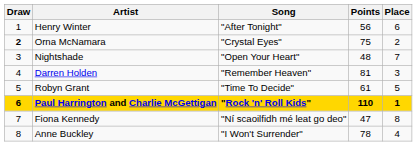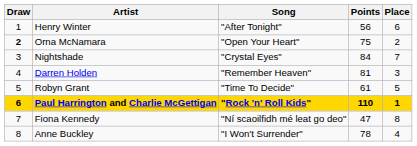(251, 42) "Crystal Eyes" -> (260, 42) "Open Your Heart"
(260, 57) "Open Your Heart" -> (251, 57) "Crystal Eyes"
(365, 57) 48 -> (365, 57) 84
